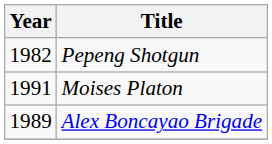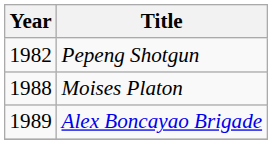(31, 88) 1991 -> (31, 88) 1988
